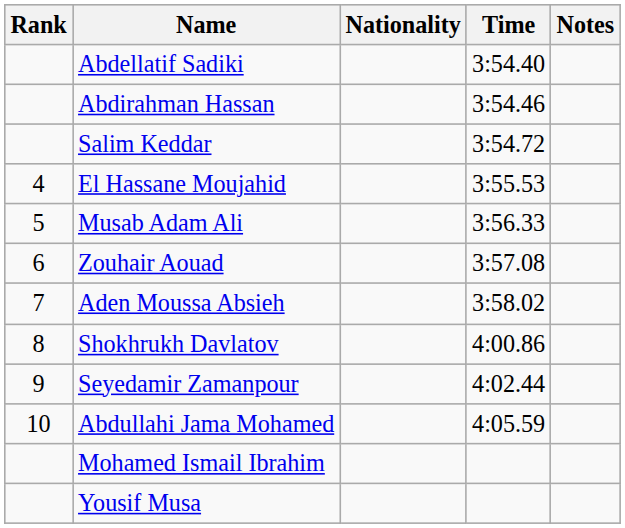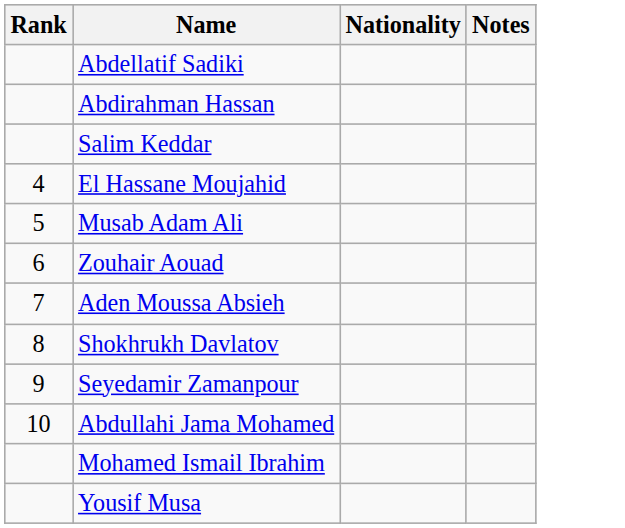- column: (509, 24)
